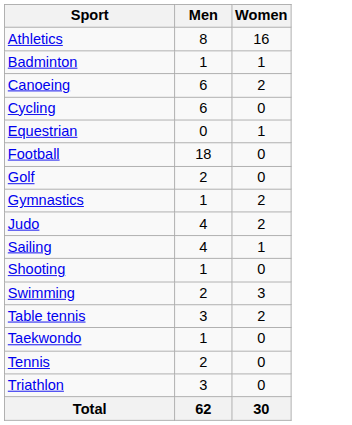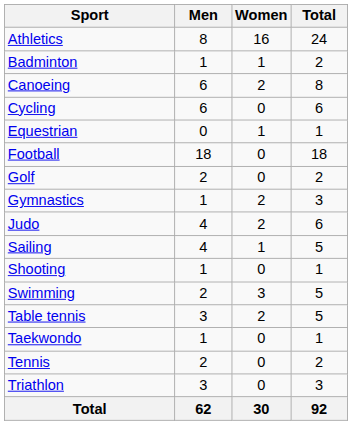+ column: (319, 16)
